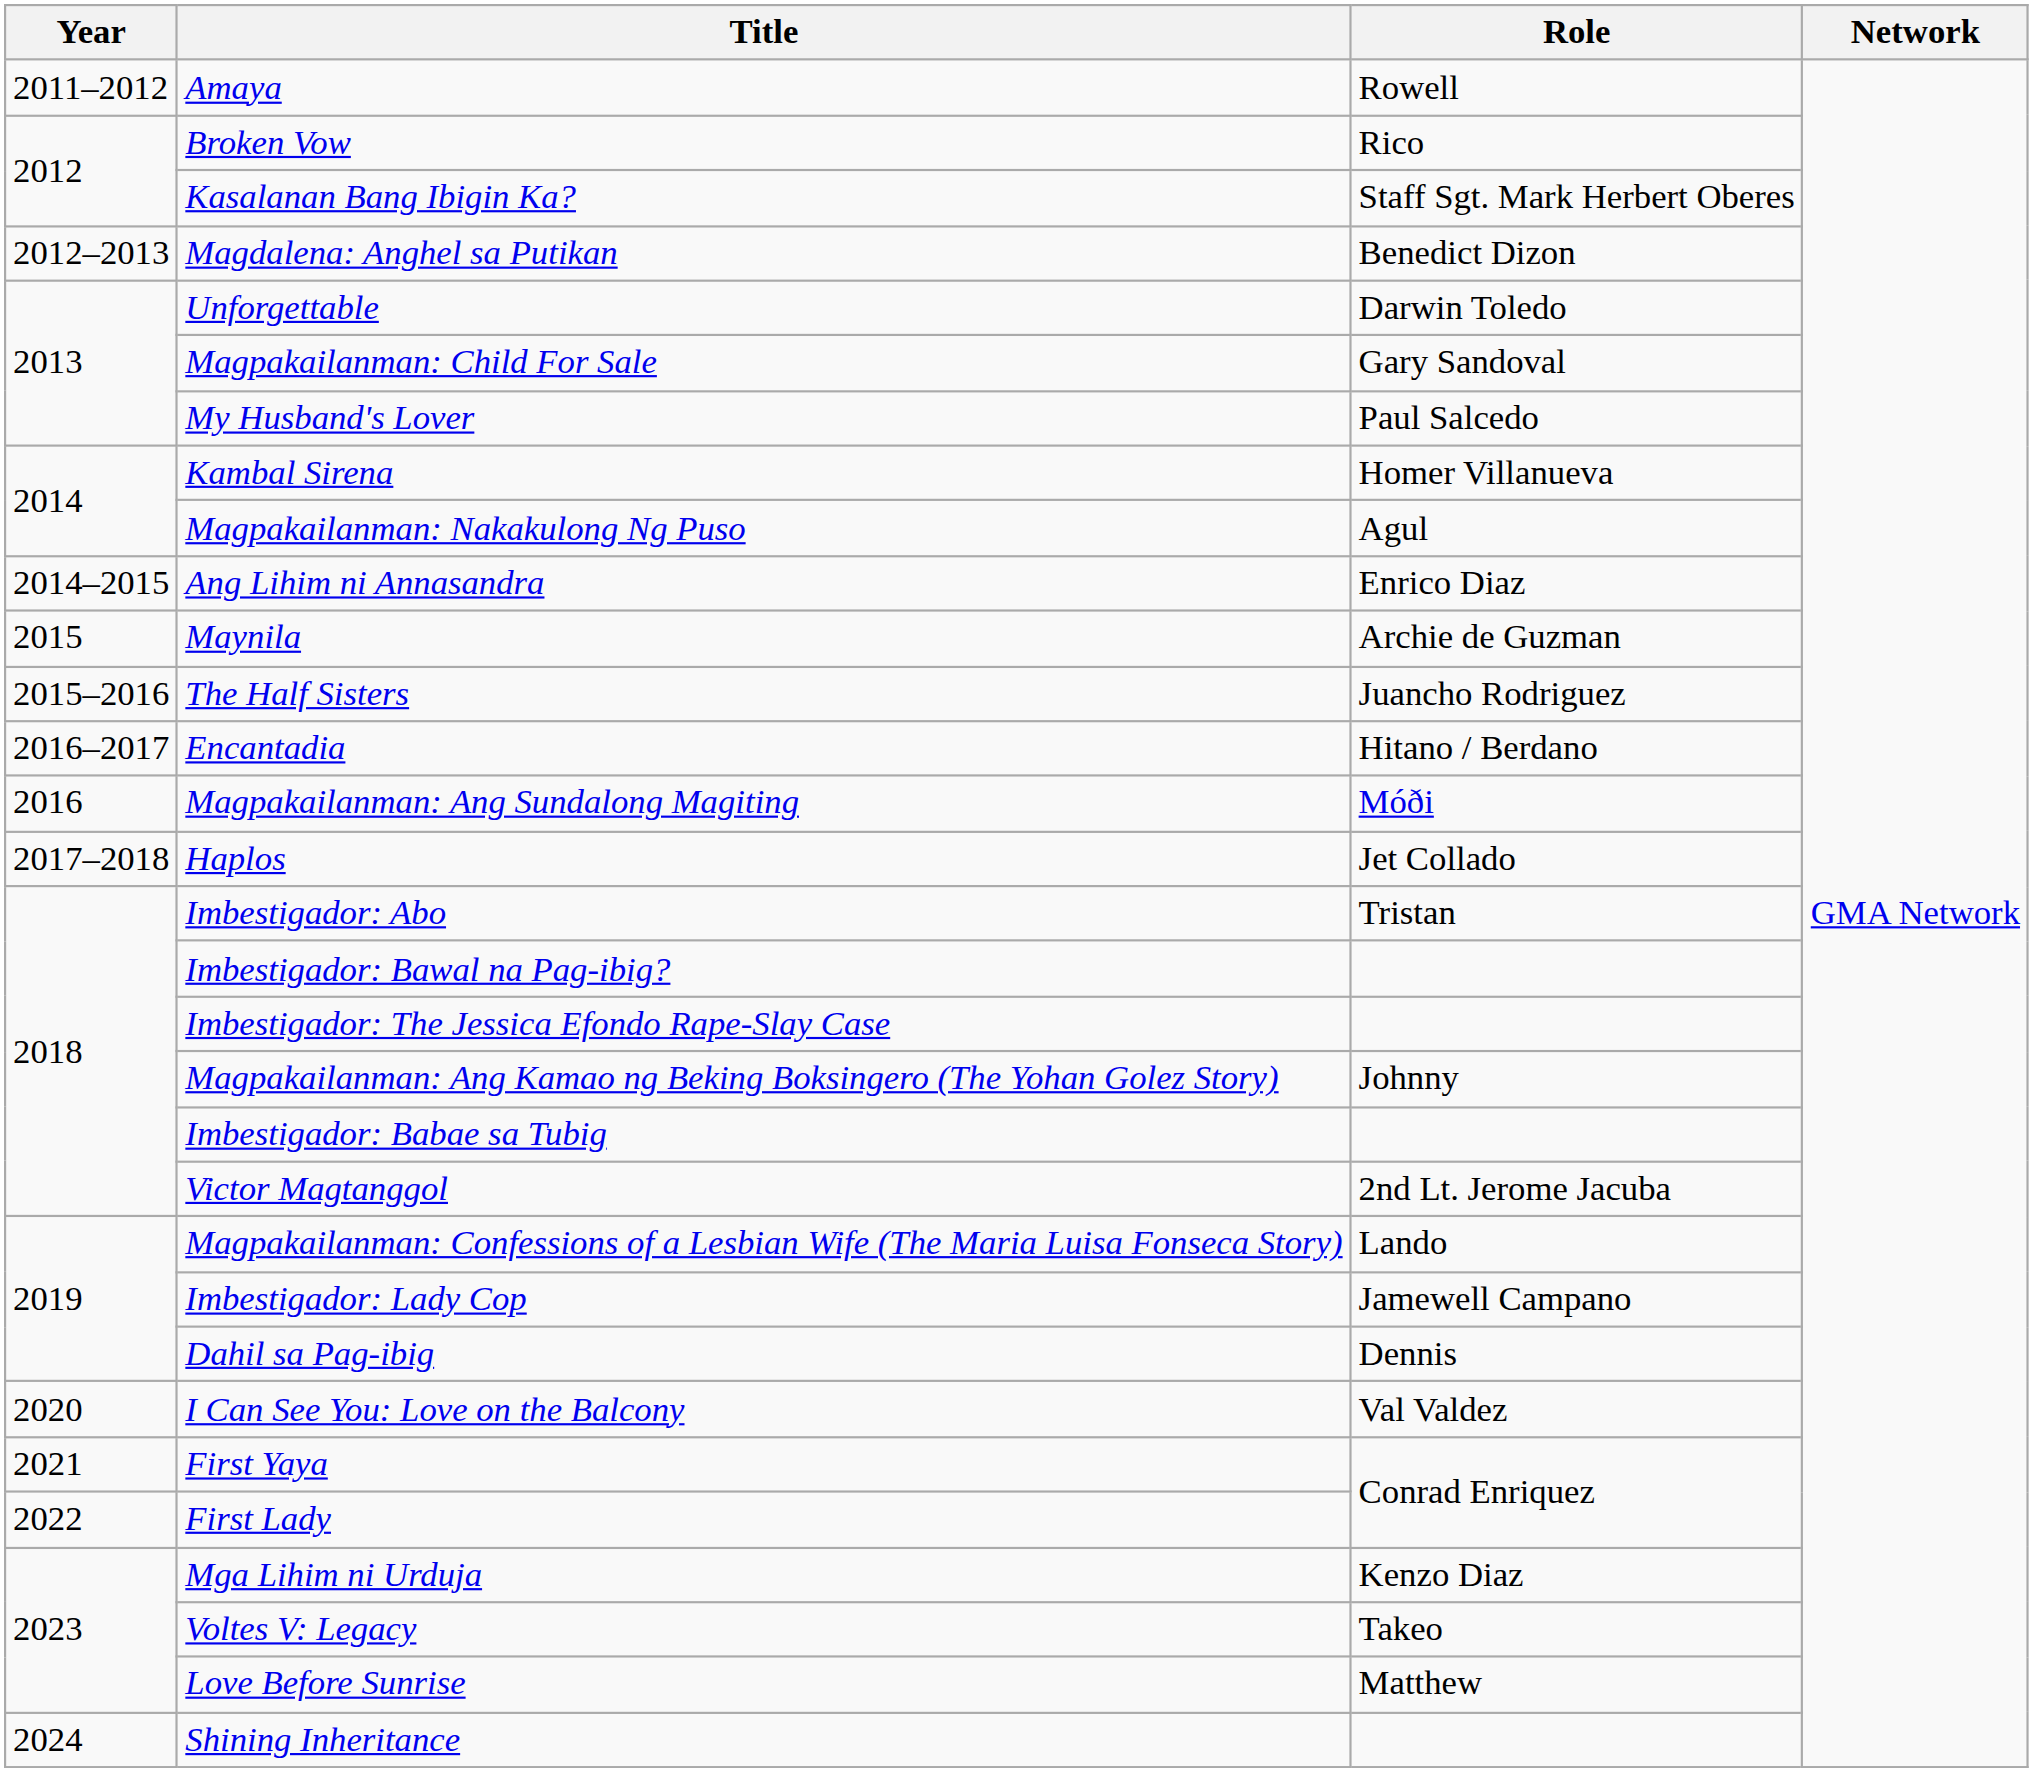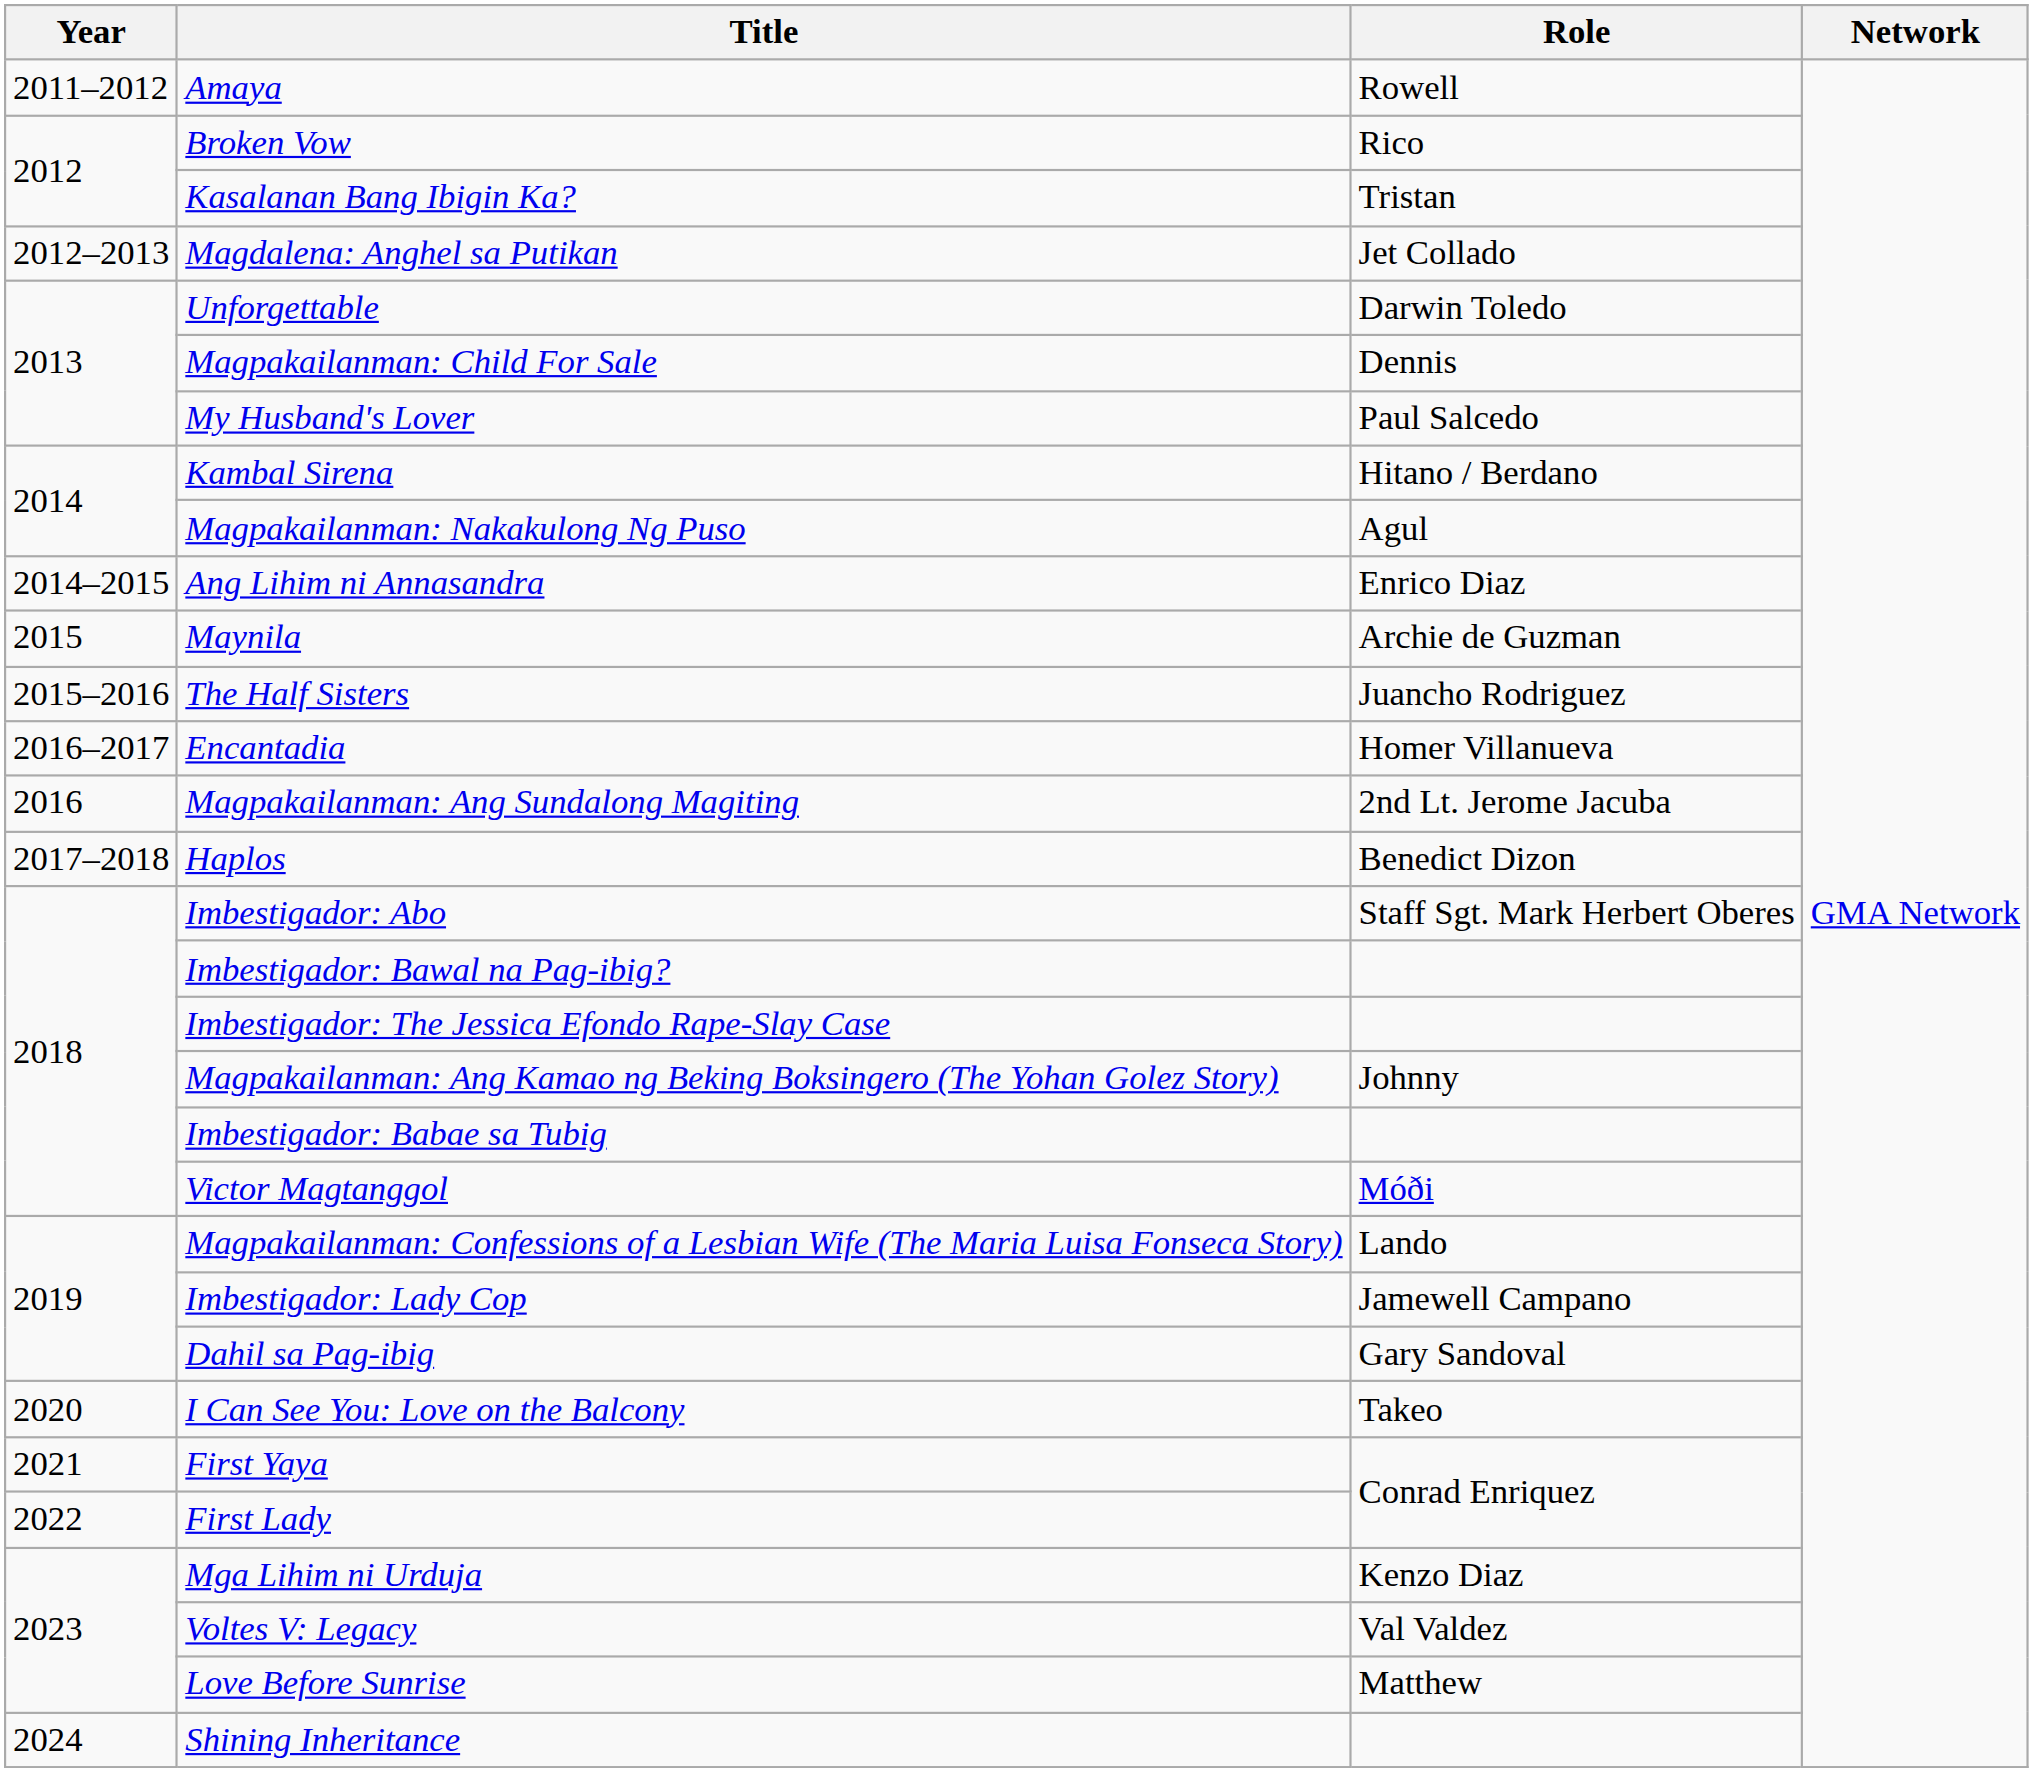(1577, 197) Staff Sgt. Mark Herbert Oberes -> (1407, 197) Tristan
(1467, 252) Benedict Dizon -> (1437, 252) Jet Collado
(1462, 362) Gary Sandoval -> (1408, 362) Dennis
(1486, 472) Homer Villanueva -> (1478, 472) Hitano / Berdano
(1478, 747) Hitano / Berdano -> (1486, 747) Homer Villanueva
(1396, 802) Móði -> (1515, 802) 2nd Lt. Jerome Jacuba
(1437, 857) Jet Collado -> (1467, 857) Benedict Dizon
(1407, 913) Tristan -> (1577, 913) Staff Sgt. Mark Herbert Oberes
(1515, 1188) 2nd Lt. Jerome Jacuba -> (1396, 1188) Móði
(1408, 1353) Dennis -> (1462, 1353) Gary Sandoval
(1433, 1408) Val Valdez -> (1401, 1408) Takeo
(1401, 1628) Takeo -> (1433, 1628) Val Valdez
